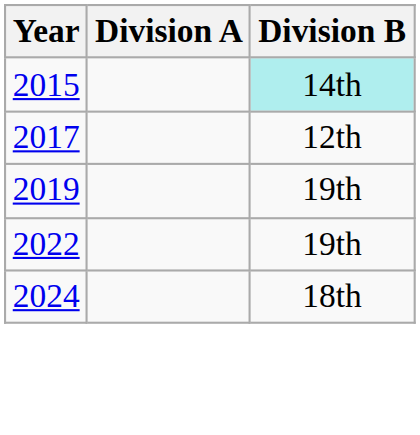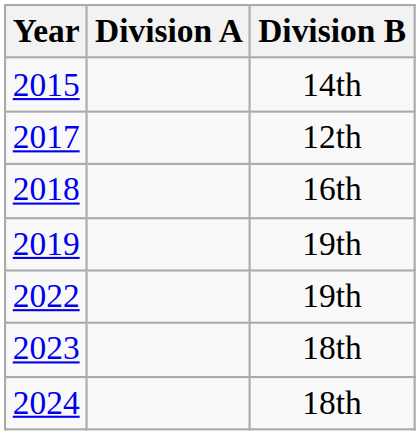(332, 84) paleturquoise background -> (332, 84) no background
+ row: (46, 190)
+ row: (46, 349)
